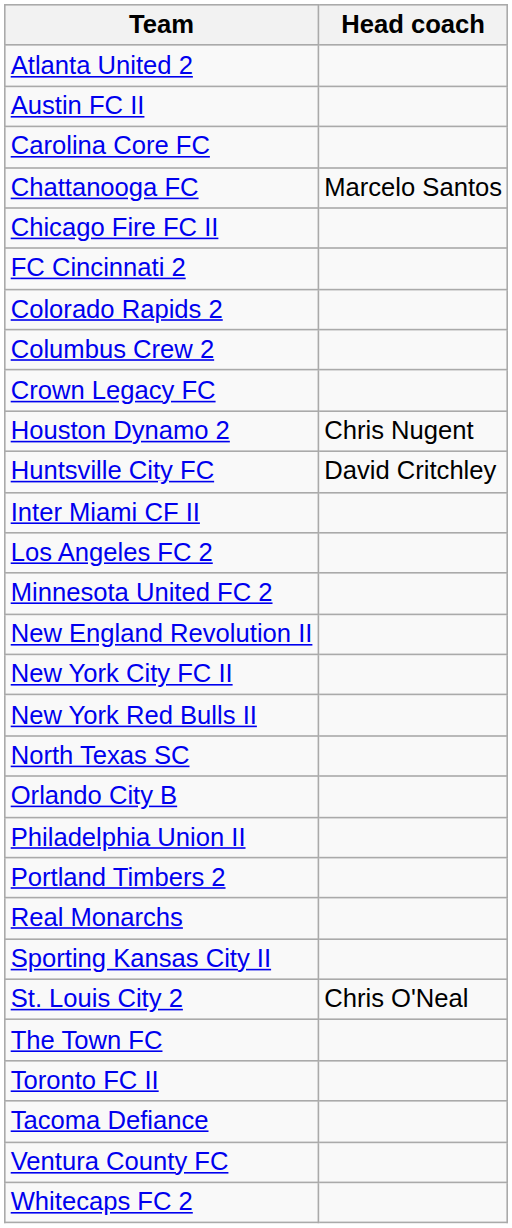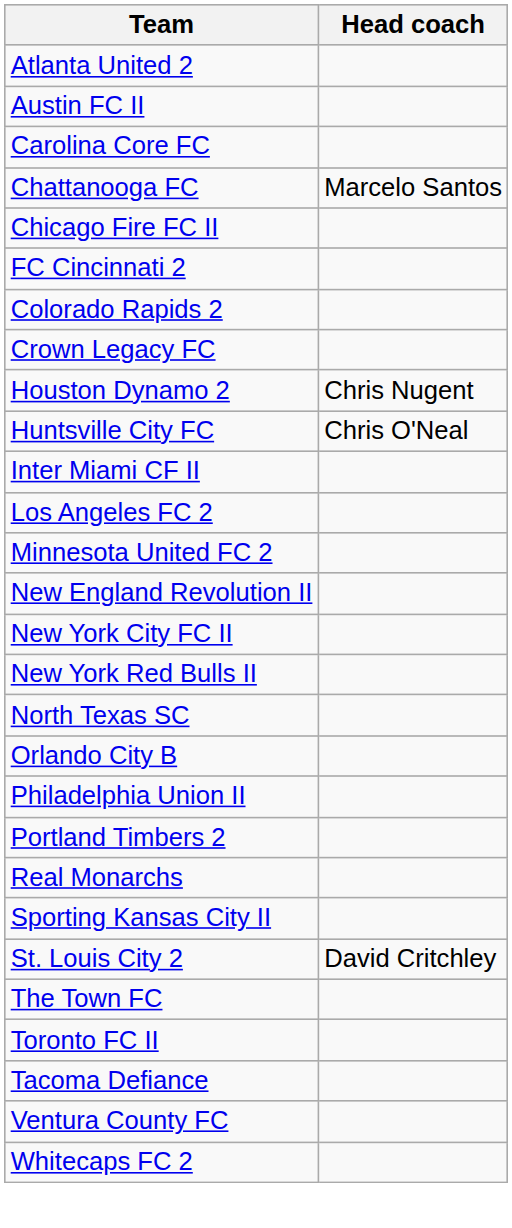- row: (112, 349)
(410, 471) David Critchley -> (396, 430) Chris O'Neal
(396, 999) Chris O'Neal -> (410, 958) David Critchley
